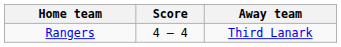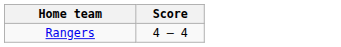- column: (270, 14)
